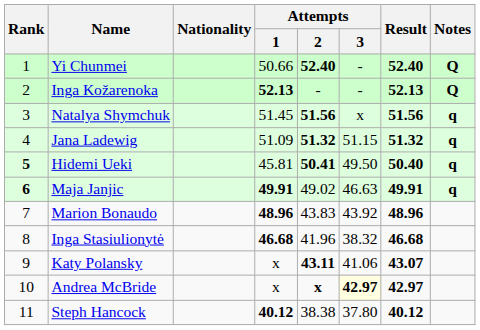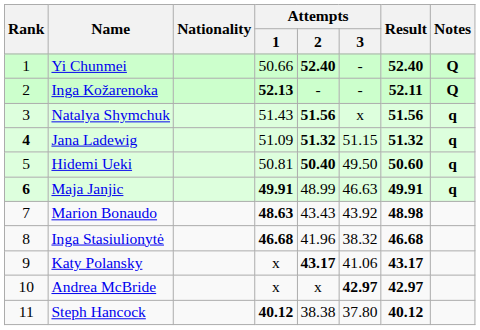(406, 90) 52.13 -> (406, 90) 52.11
(276, 115) 51.45 -> (276, 115) 51.43
(26, 139) normal -> (26, 139) bold
(26, 164) bold -> (26, 164) normal
(276, 164) 45.81 -> (276, 164) 50.81
(318, 164) 50.41 -> (318, 164) 50.40
(406, 164) 50.40 -> (406, 164) 50.60
(318, 189) 49.02 -> (318, 189) 48.99
(276, 213) 48.96 -> (276, 213) 48.63
(318, 213) 43.83 -> (318, 213) 43.43
(406, 213) 48.96 -> (406, 213) 48.98
(318, 262) 43.11 -> (318, 262) 43.17
(406, 262) 43.07 -> (406, 262) 43.17
(318, 287) bold -> (318, 287) normal
(360, 287) lightyellow background -> (360, 287) no background
